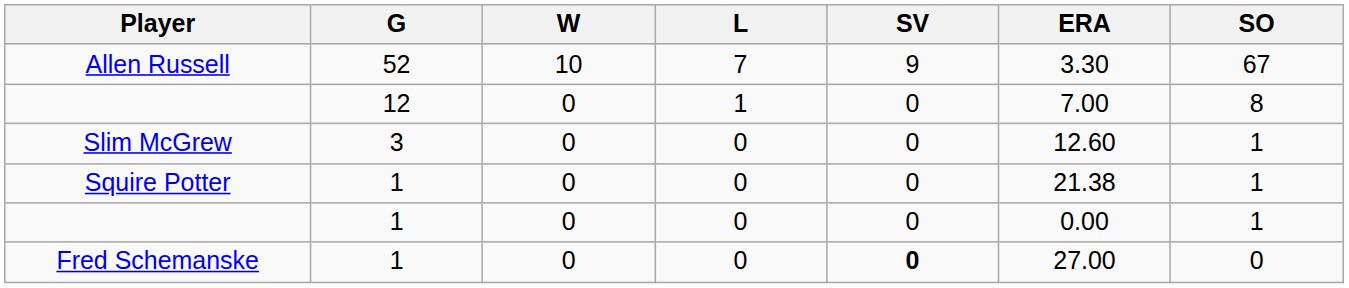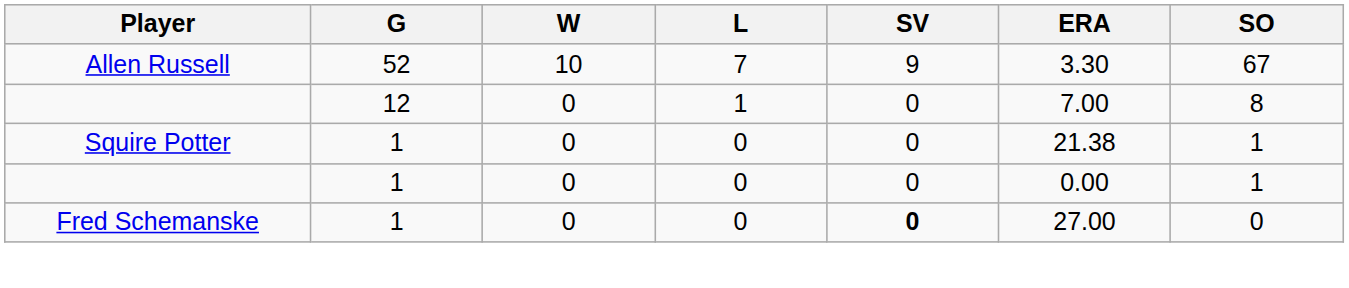- row: (158, 143)
